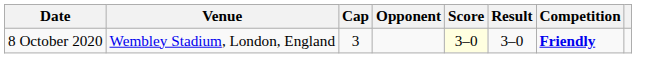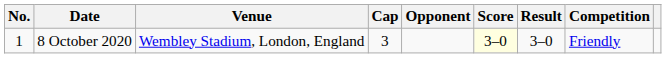+ column: (19, 16)
(567, 40) bold -> (595, 40) normal
